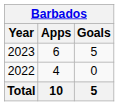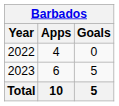rows swapped: (21, 71) <-> (21, 52)
